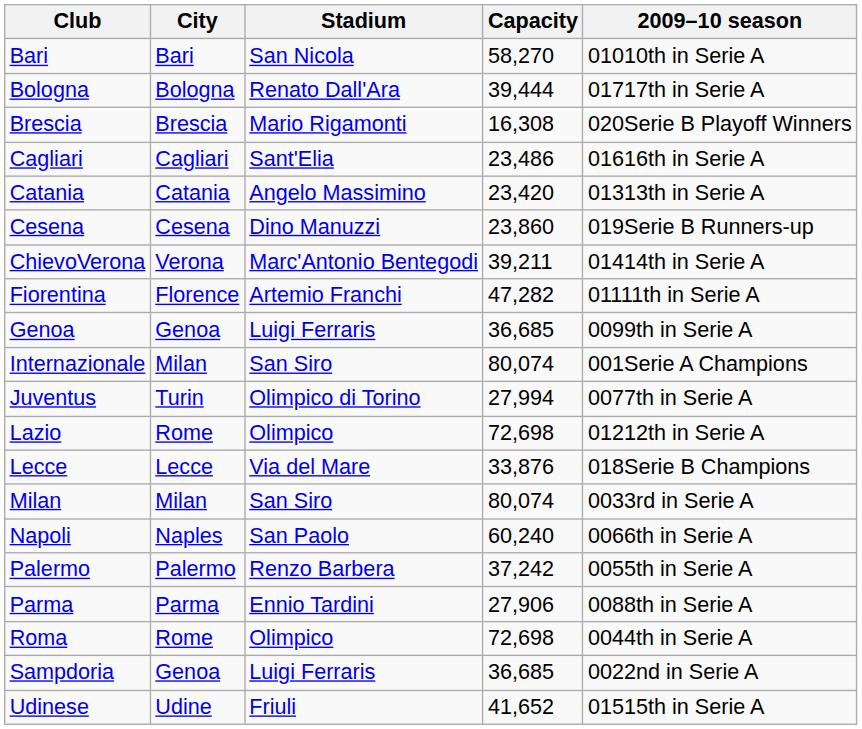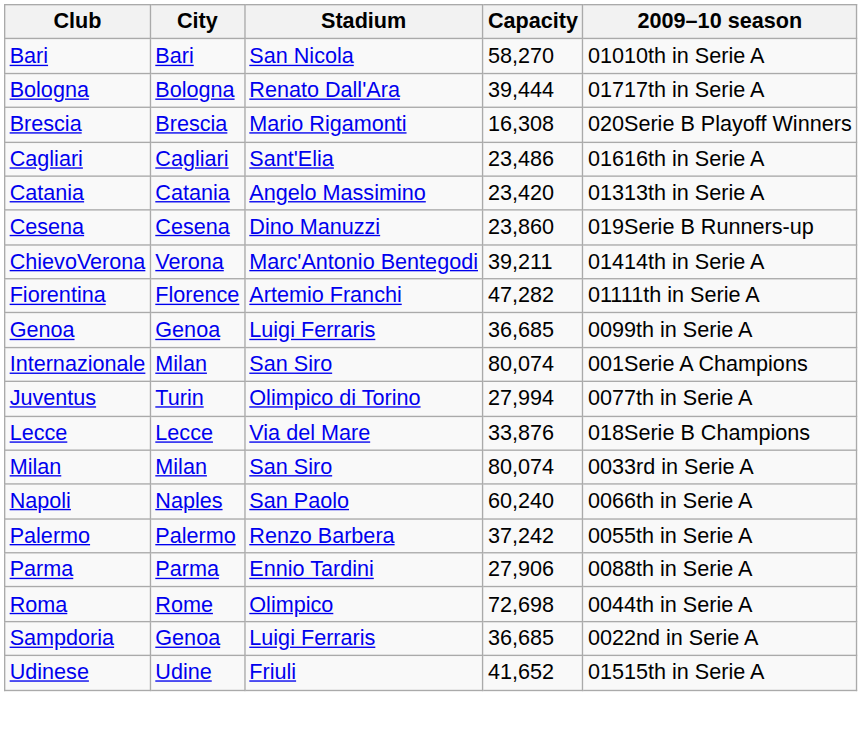- row: (35, 432)
